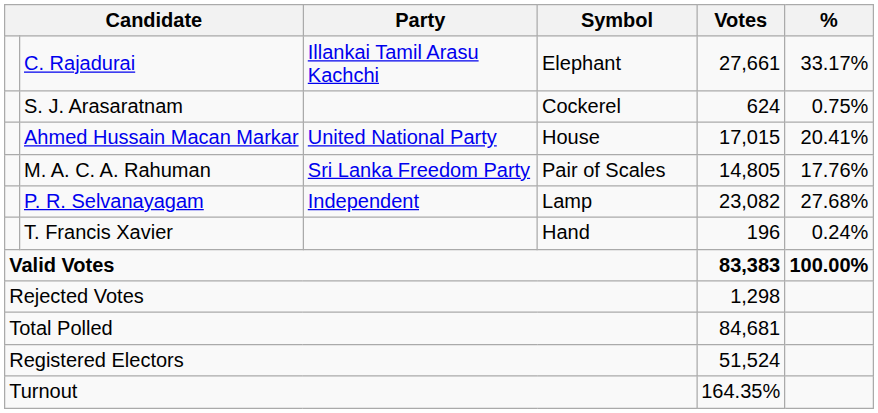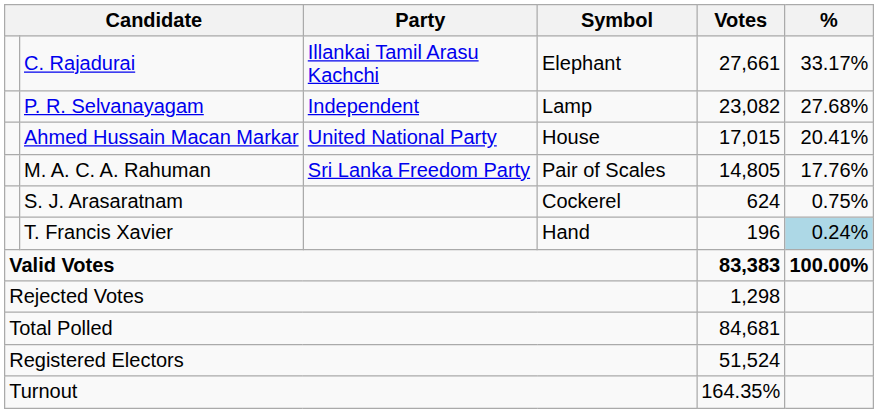rows swapped: (114, 201) <-> (104, 106)
(840, 233) no background -> (840, 233) lightblue background
